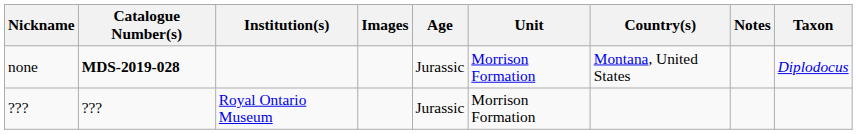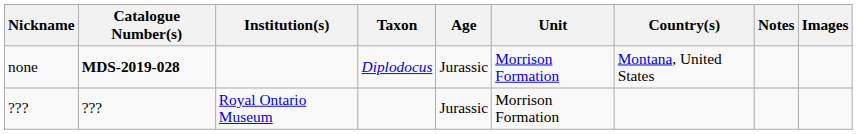columns swapped: (813, 25) <-> (385, 25)
